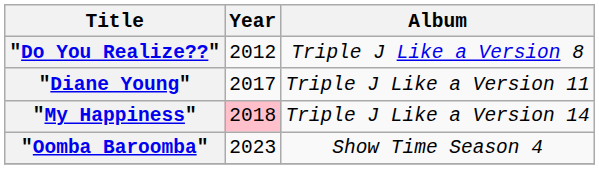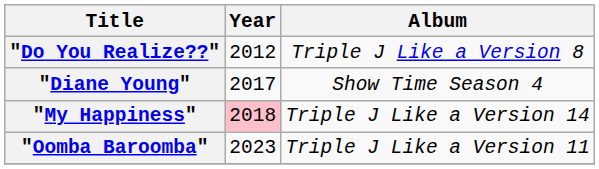(438, 84) Triple J Like a Version 11 -> (438, 84) Show Time Season 4
(438, 148) Show Time Season 4 -> (438, 148) Triple J Like a Version 11
